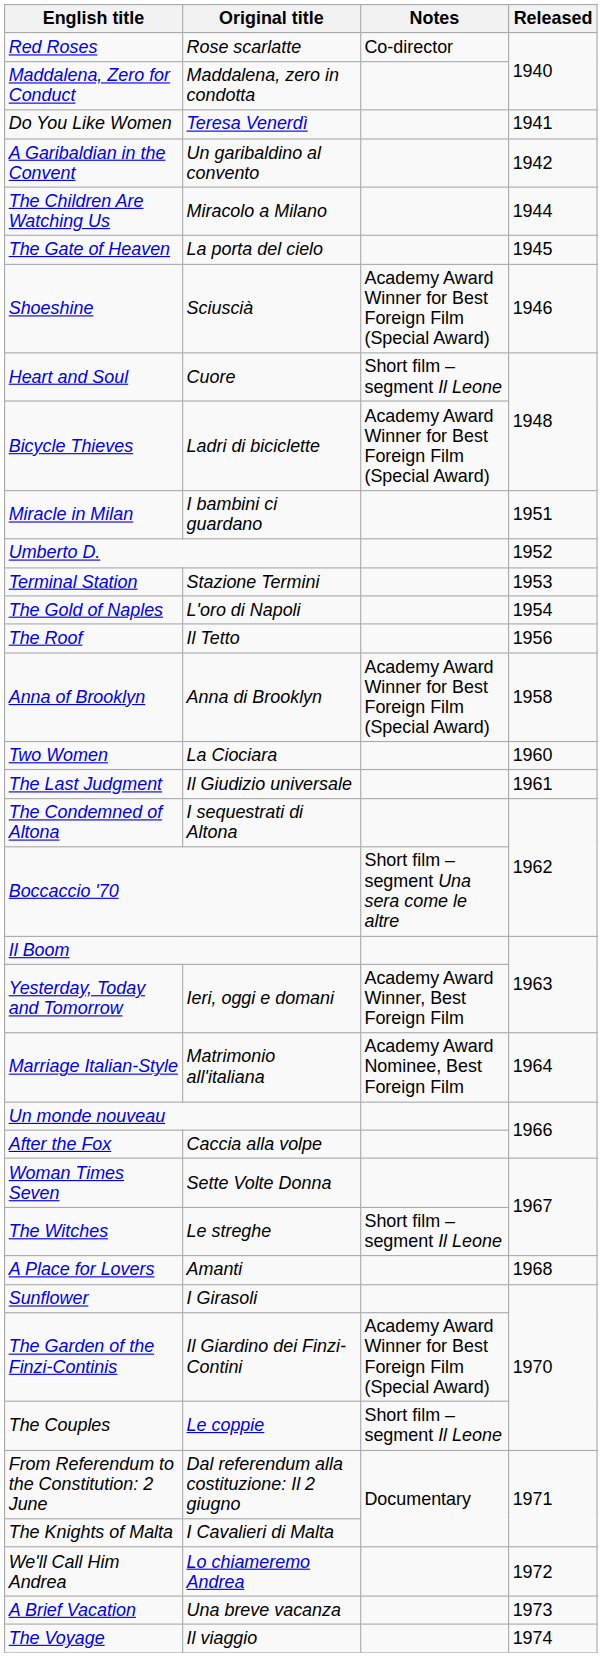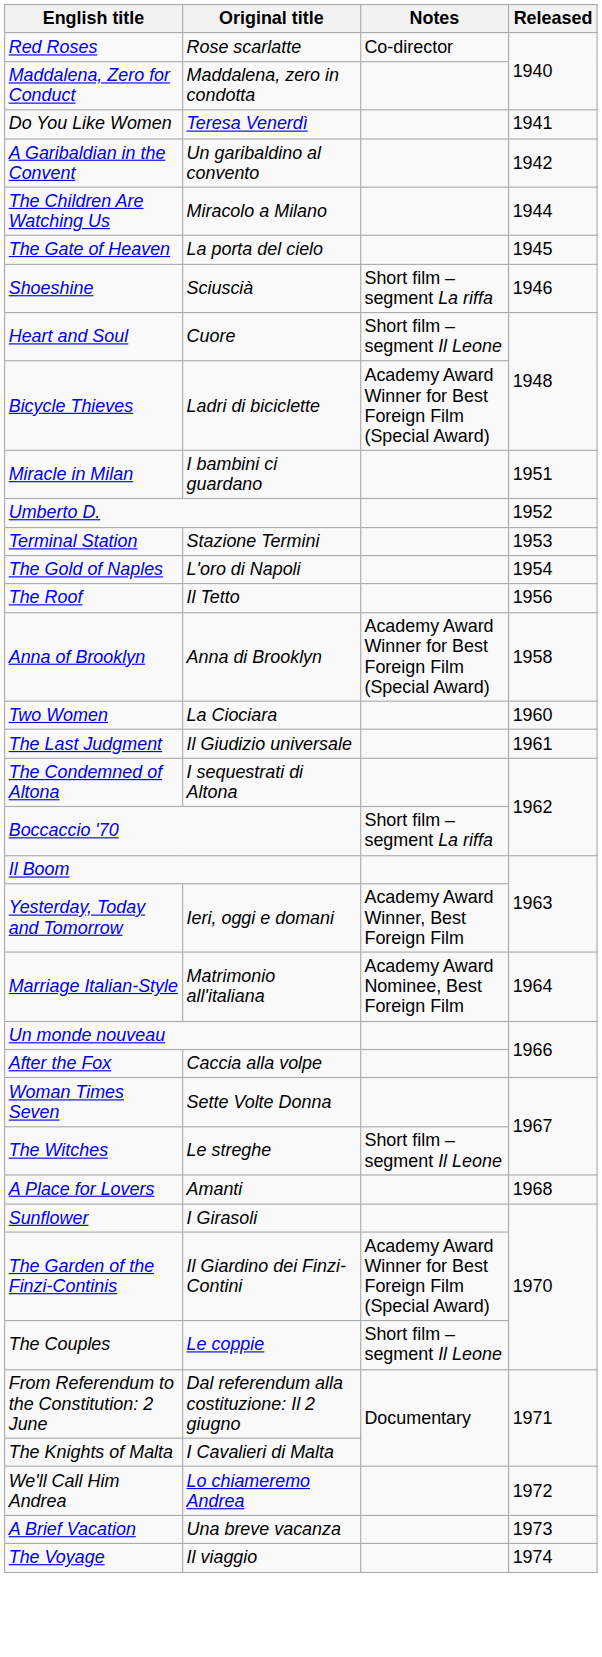(429, 308) Academy Award Winner for Best Foreign Film (Special Award) -> (429, 288) Short film – segment La riffa
(418, 891) Short film – segment Una sera come le altre -> (429, 830) Short film – segment La riffa
